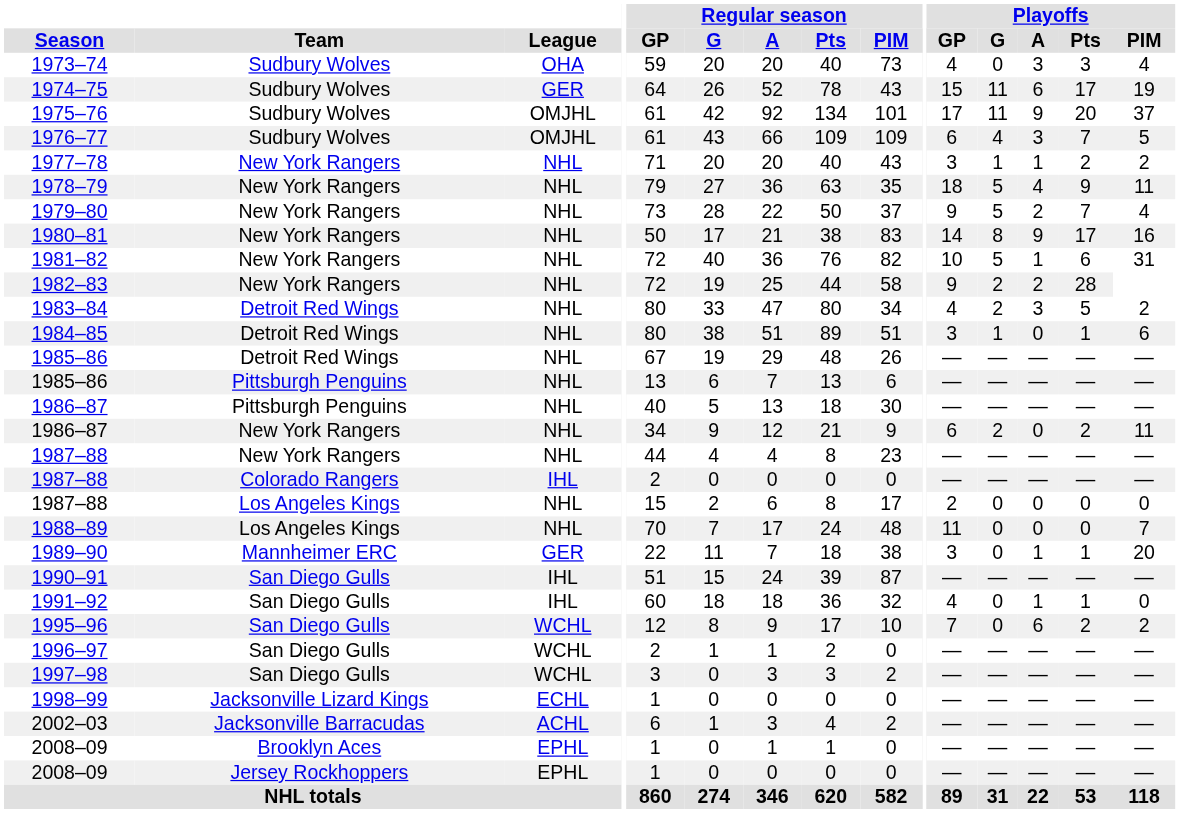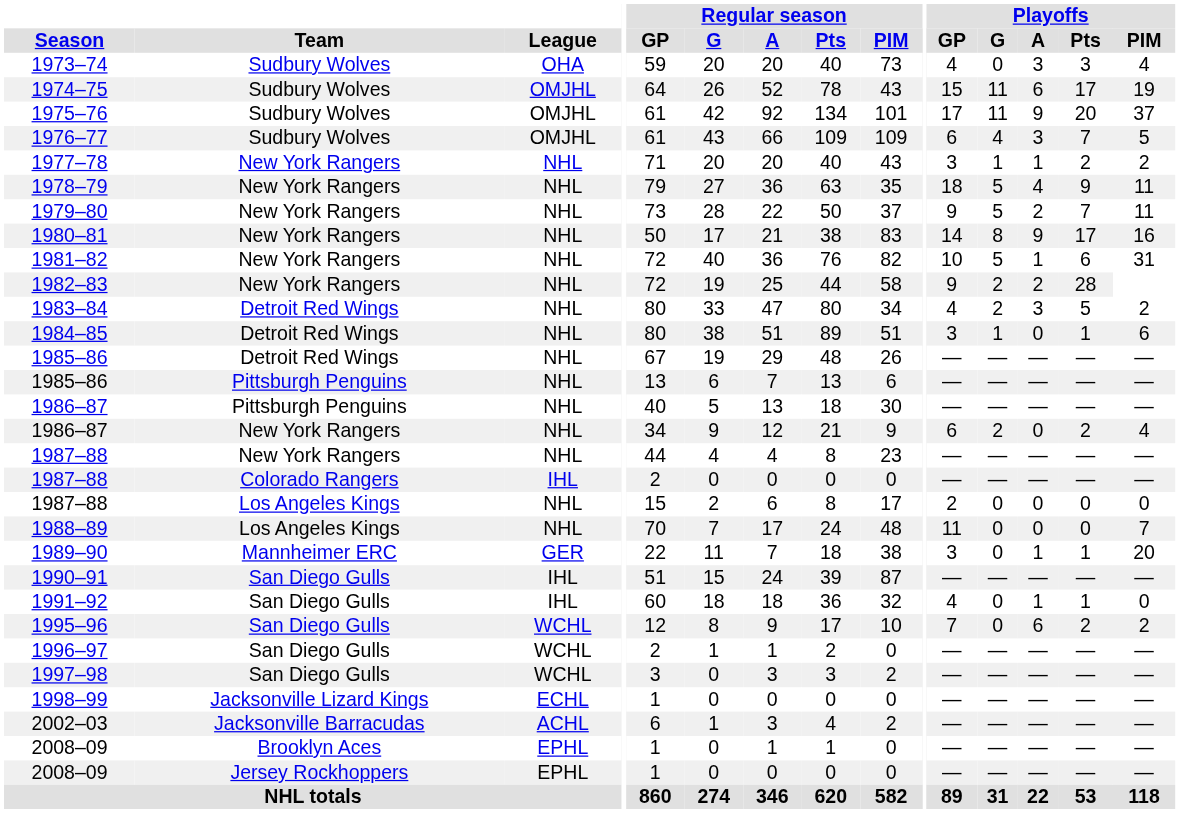(563, 89) GER -> (563, 89) OMJHL
(1144, 211) 4 -> (1144, 211) 11
(1144, 430) 11 -> (1144, 430) 4
